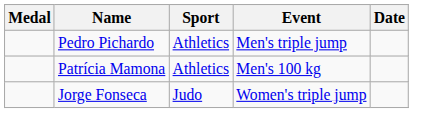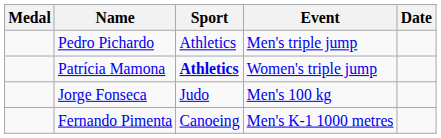(201, 69) normal -> (209, 69) bold
(279, 69) Men's 100 kg -> (312, 69) Women's triple jump
(301, 95) Women's triple jump -> (289, 95) Men's 100 kg
+ row: (115, 120)
